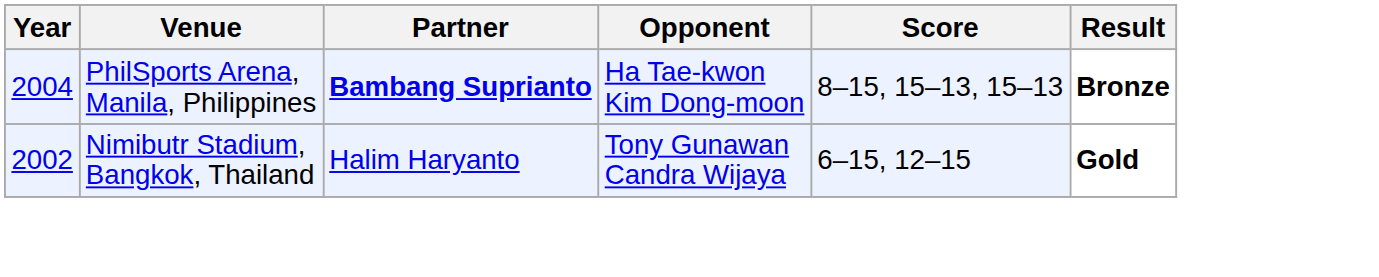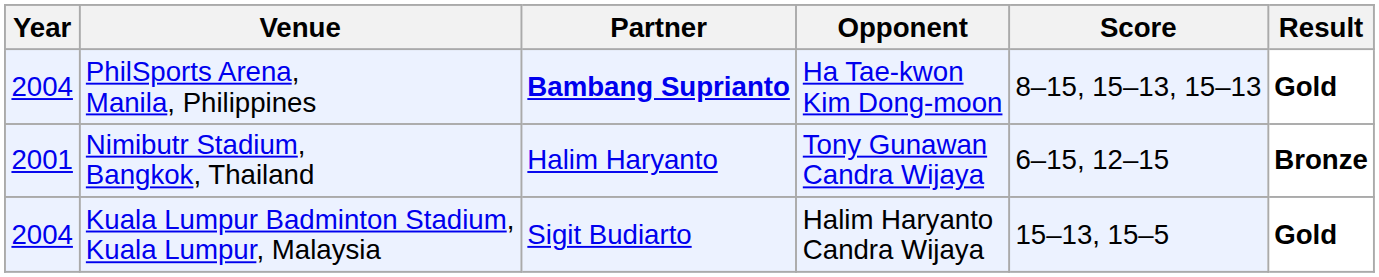(1123, 86) Bronze -> (1306, 86) Gold
(42, 161) 2002 -> (42, 161) 2001
(1108, 161) Gold -> (1321, 161) Bronze
+ row: (300, 235)
